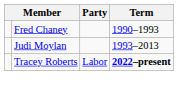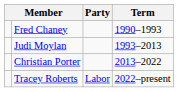+ row: (47, 62)
(141, 62) bold -> (143, 78) normal
